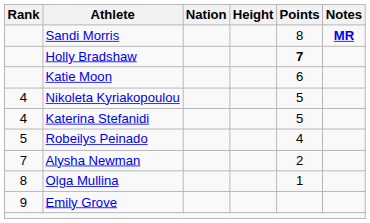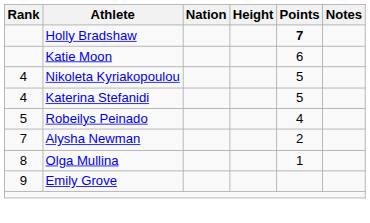- row: (82, 35)
